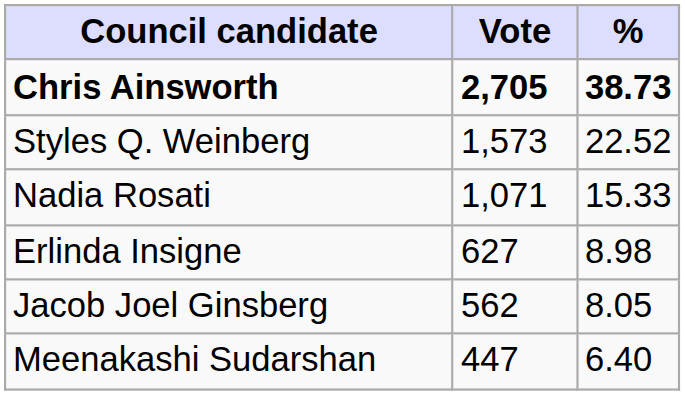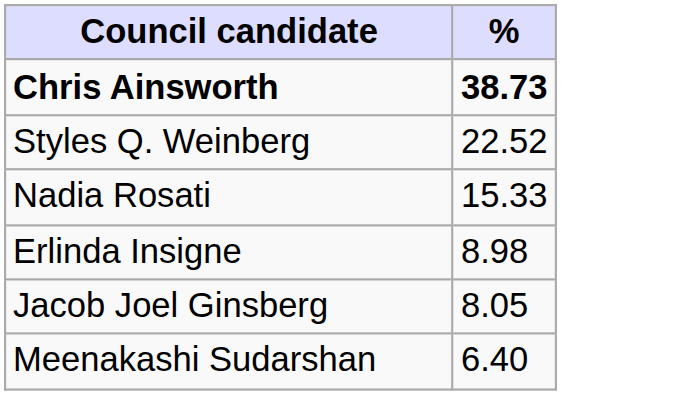- column: (515, 31)
